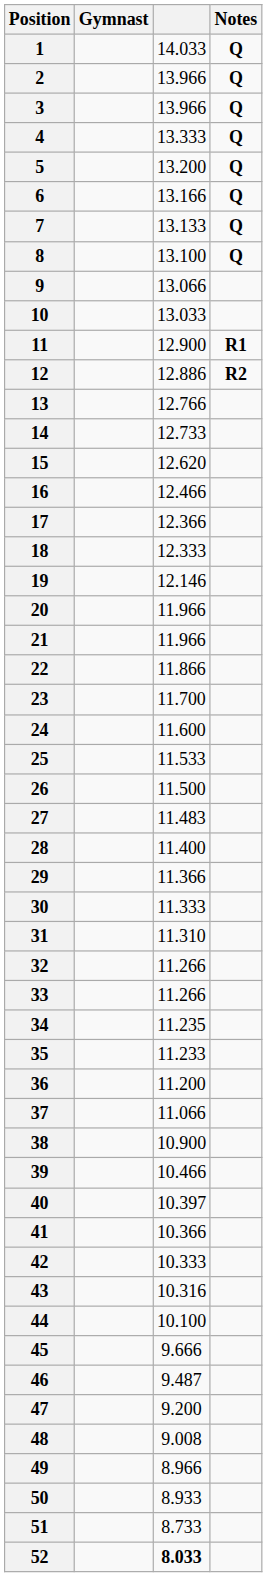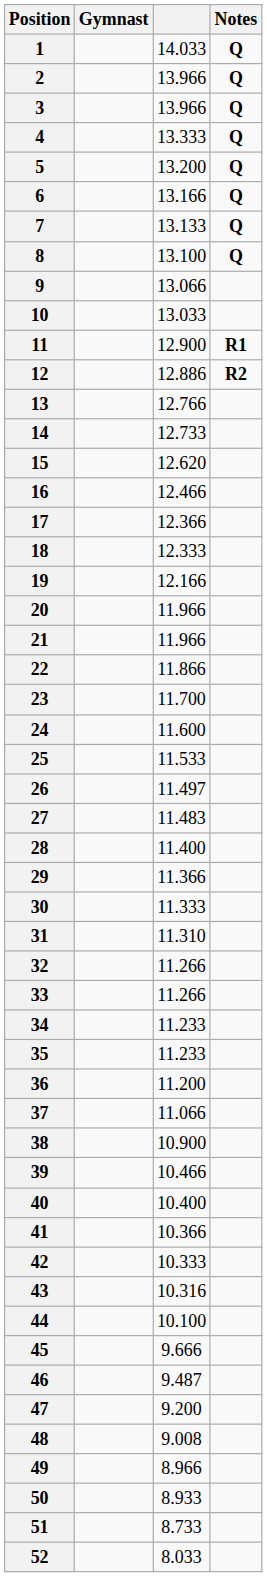(182, 581) 12.146 -> (182, 581) 12.166
(182, 788) 11.500 -> (182, 788) 11.497
(182, 1024) 11.235 -> (182, 1024) 11.233
(182, 1202) 10.397 -> (182, 1202) 10.400
(182, 1557) bold -> (182, 1557) normal
